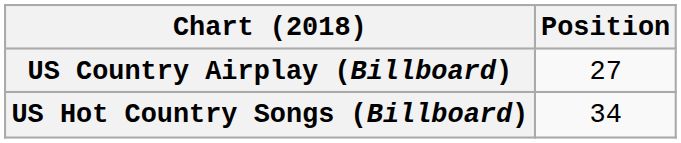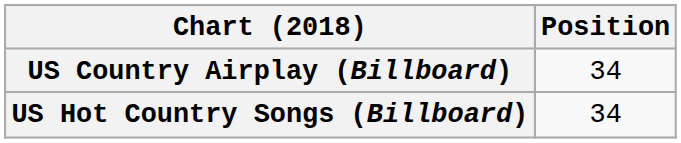(606, 71) 27 -> (606, 71) 34
